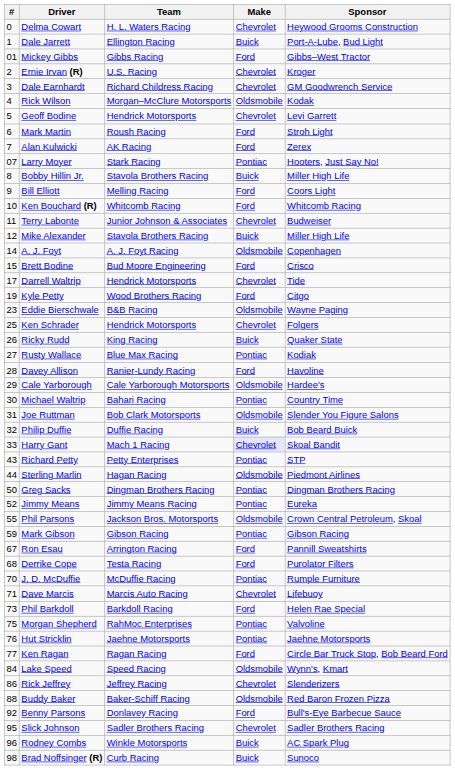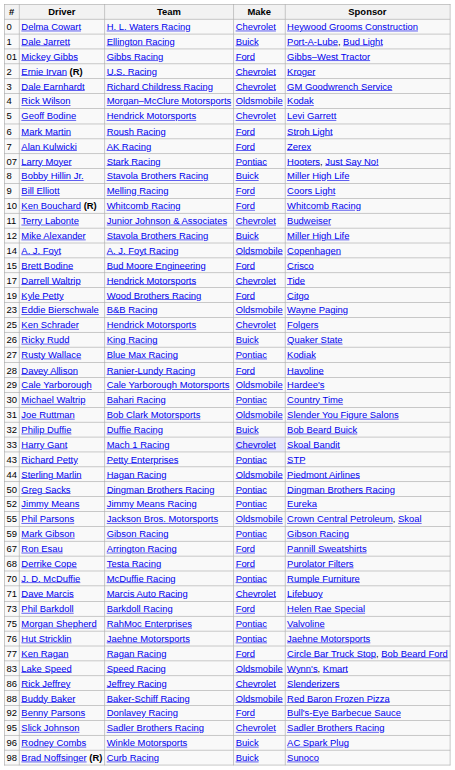(12, 668) 84 -> (12, 668) 83
